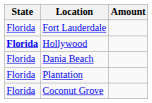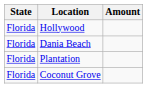- row: (74, 28)
(22, 43) bold -> (21, 28) normal
